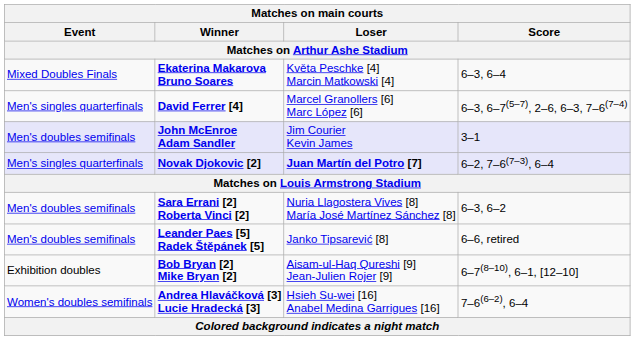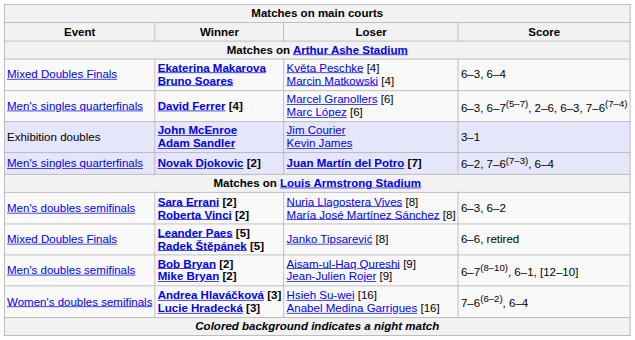(71, 137) Men's doubles semifinals -> (54, 137) Exhibition doubles
(71, 239) Men's doubles semifinals -> (62, 239) Mixed Doubles Finals
(54, 270) Exhibition doubles -> (71, 270) Men's doubles semifinals
